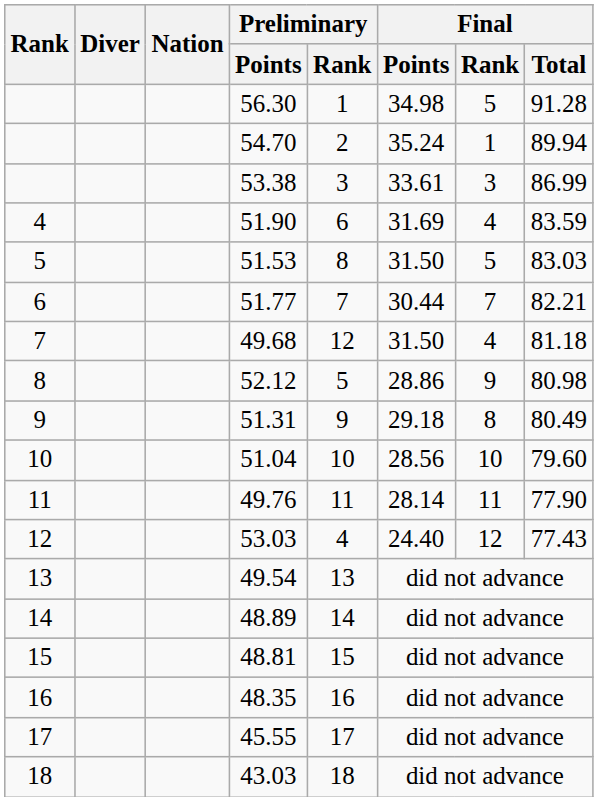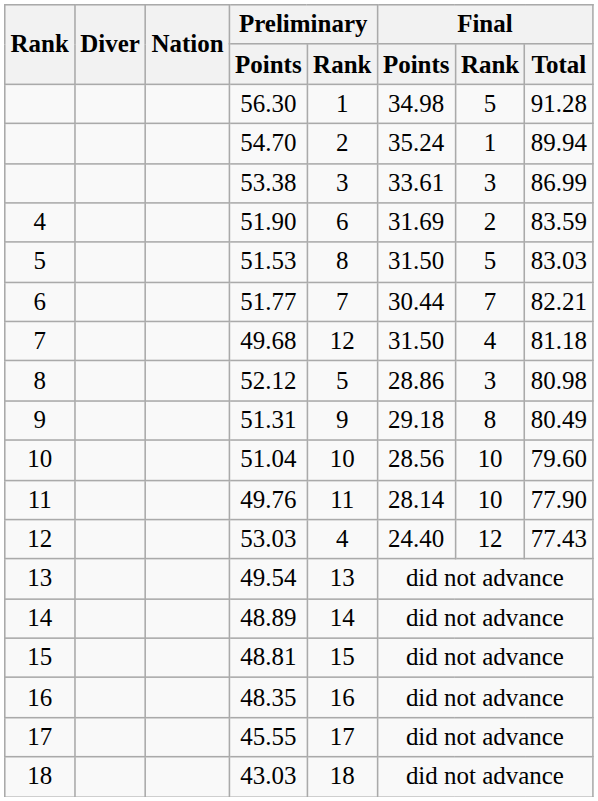(490, 222) 4 -> (490, 222) 2
(490, 380) 9 -> (490, 380) 3
(490, 499) 11 -> (490, 499) 10
